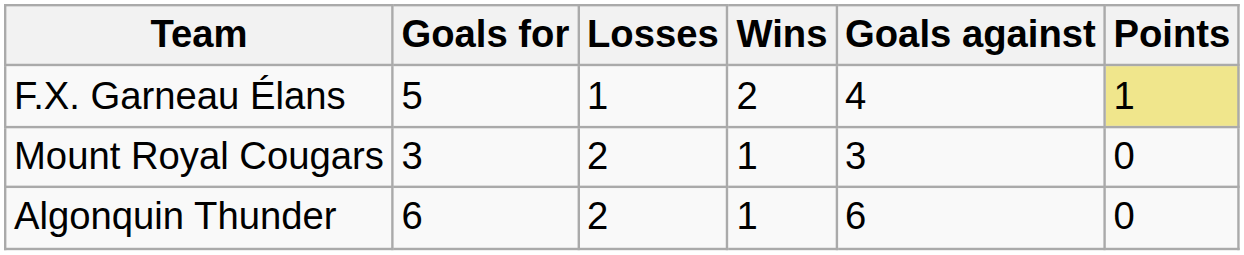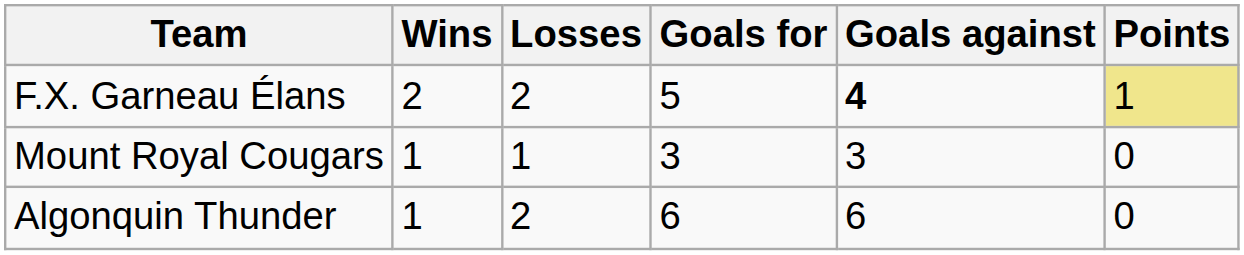columns swapped: (782, 34) <-> (485, 34)
(598, 95) 1 -> (521, 95) 2
(856, 95) normal -> (856, 95) bold
(598, 156) 2 -> (521, 156) 1
